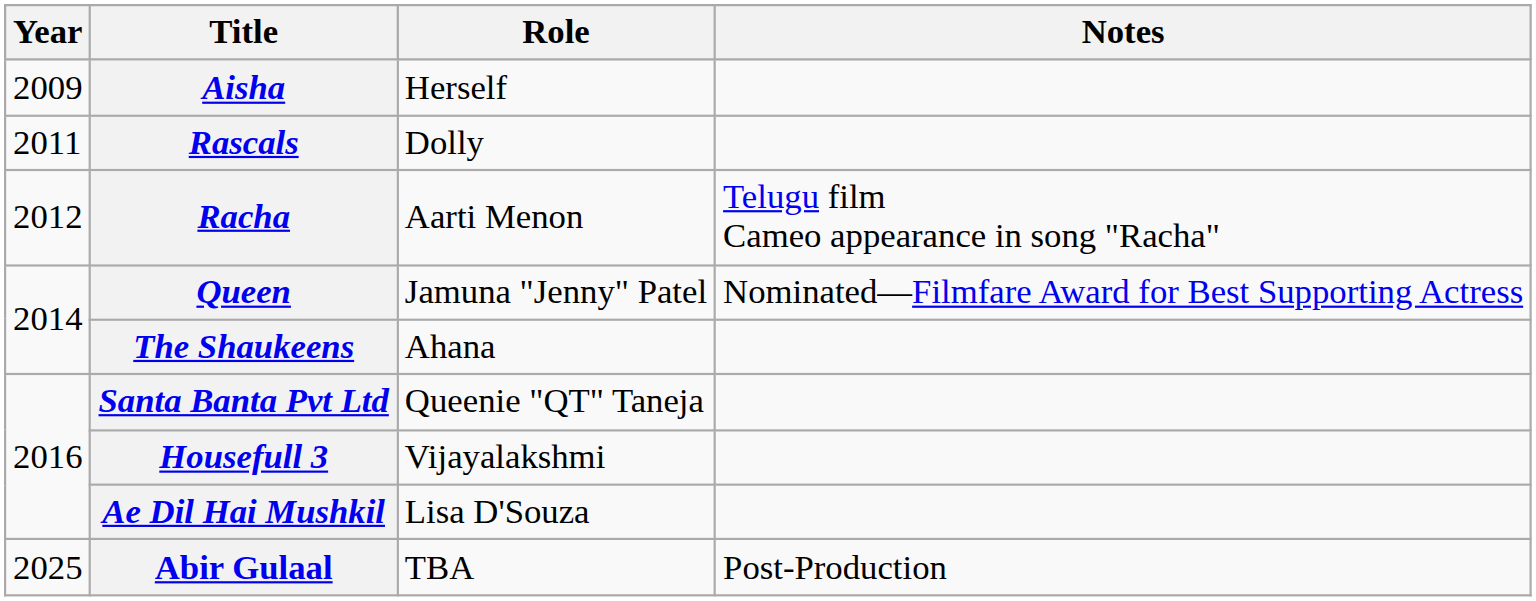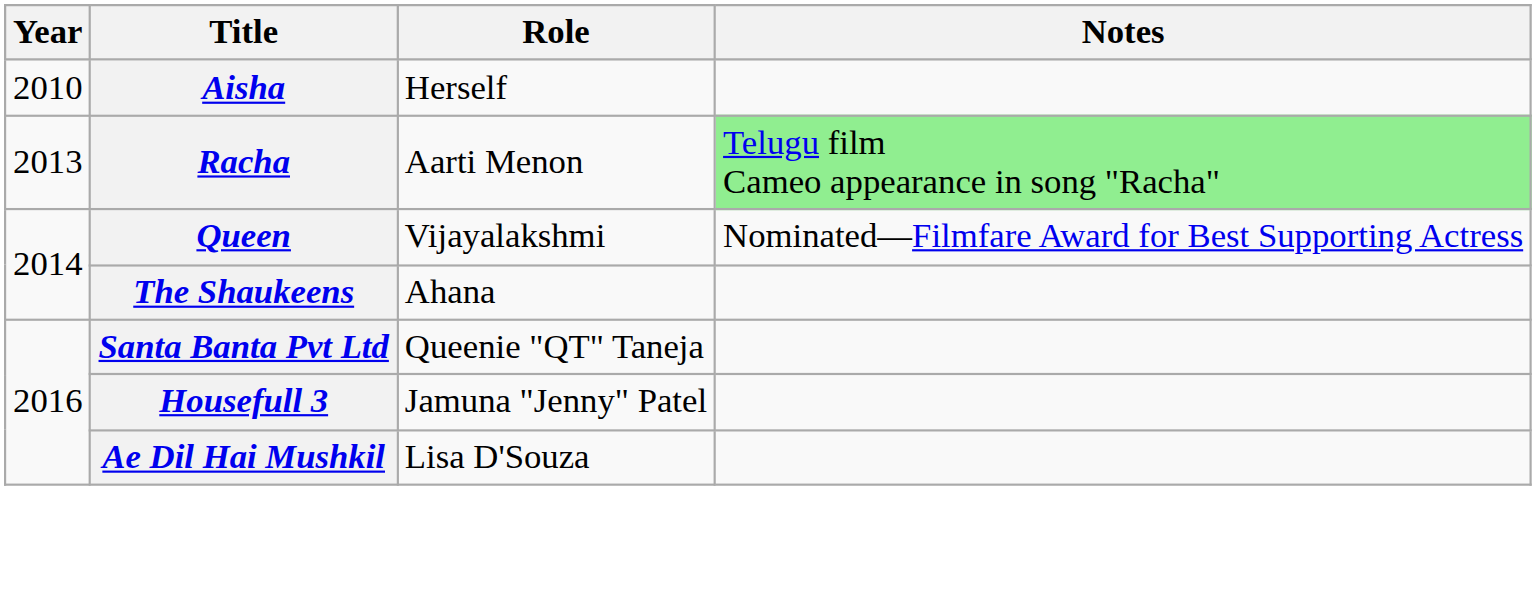(48, 87) 2009 -> (48, 87) 2010
- row: (244, 142)
(48, 216) 2012 -> (48, 161) 2013
(972, 216) no background -> (972, 161) lightgreen background
(556, 291) Jamuna "Jenny" Patel -> (505, 236) Vijayalakshmi
(505, 456) Vijayalakshmi -> (556, 401) Jamuna "Jenny" Patel
- row: (244, 566)
